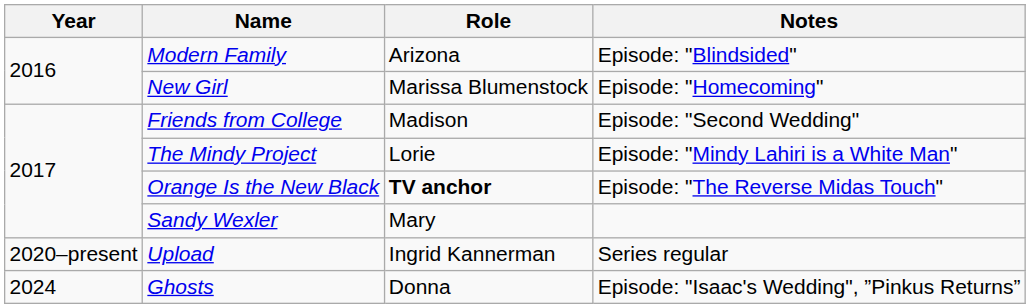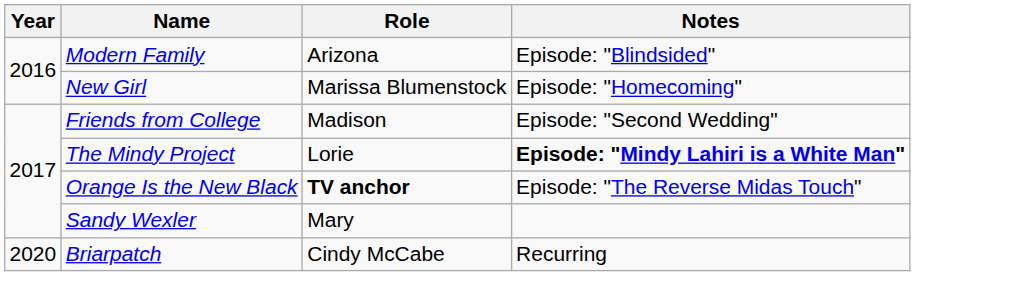(778, 154) normal -> (711, 154) bold
+ row: (114, 253)
- row: (181, 253)
- row: (181, 287)
